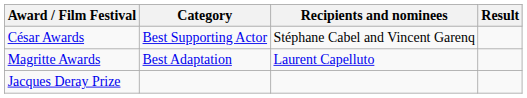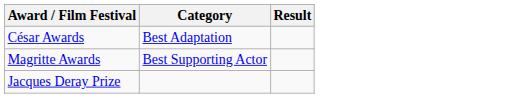- column: (374, 15)
(205, 37) Best Supporting Actor -> (187, 37) Best Adaptation
(187, 59) Best Adaptation -> (205, 59) Best Supporting Actor
